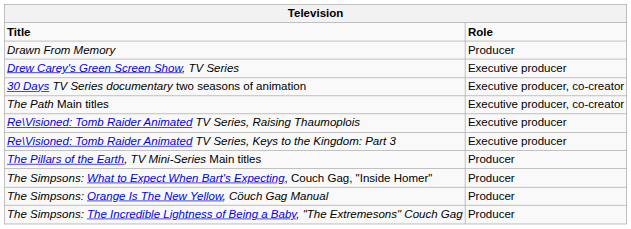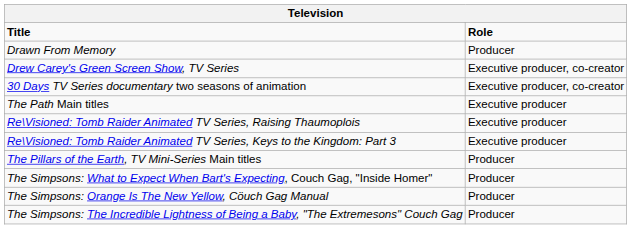(517, 68) Executive producer -> (546, 68) Executive producer, co-creator
(546, 104) Executive producer, co-creator -> (517, 104) Executive producer
